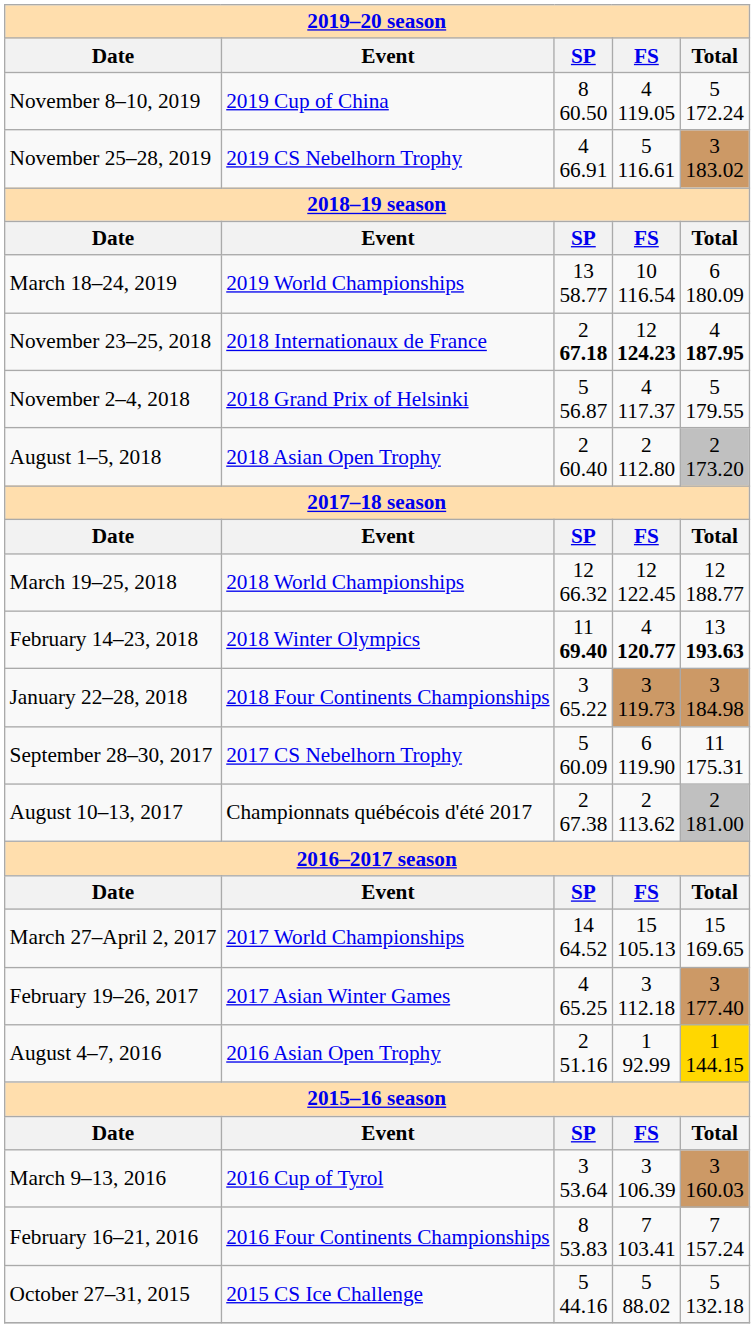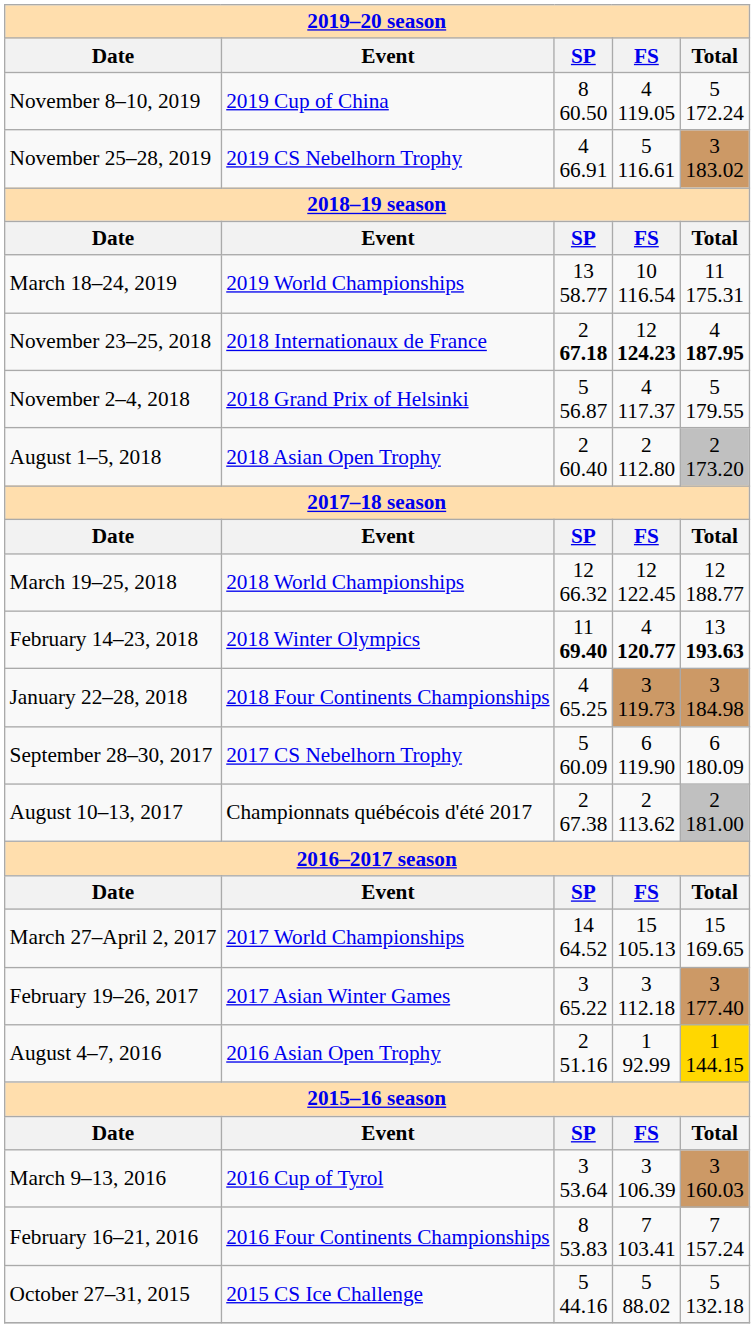(715, 283) 6 180.09 -> (715, 283) 11 175.31
(583, 697) 3 65.22 -> (583, 697) 4 65.25
(715, 755) 11 175.31 -> (715, 755) 6 180.09
(583, 995) 4 65.25 -> (583, 995) 3 65.22
